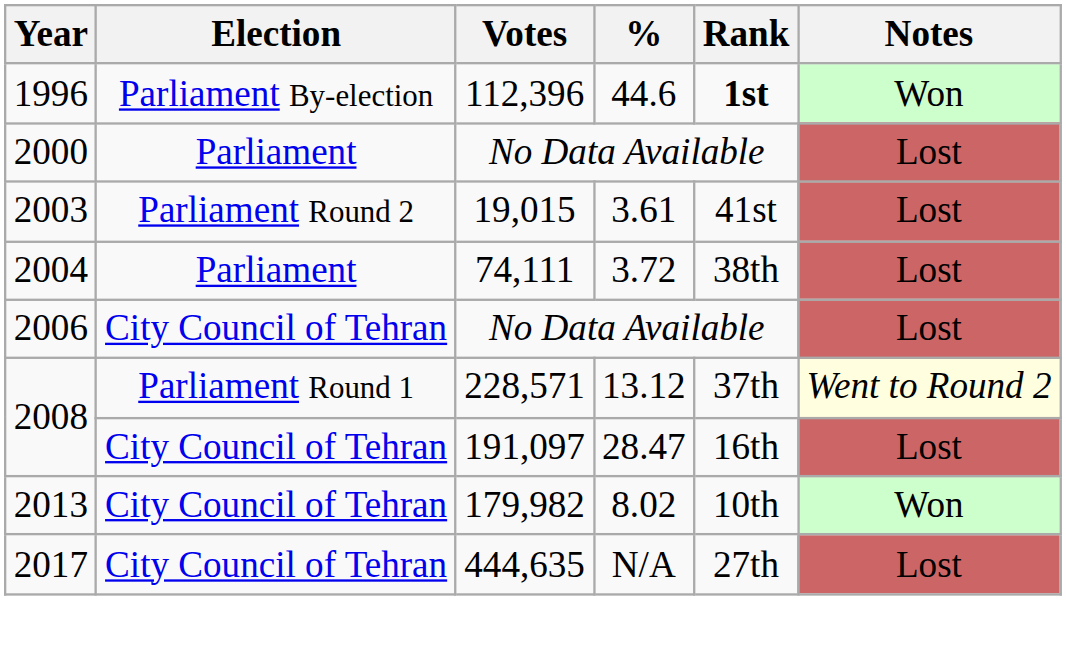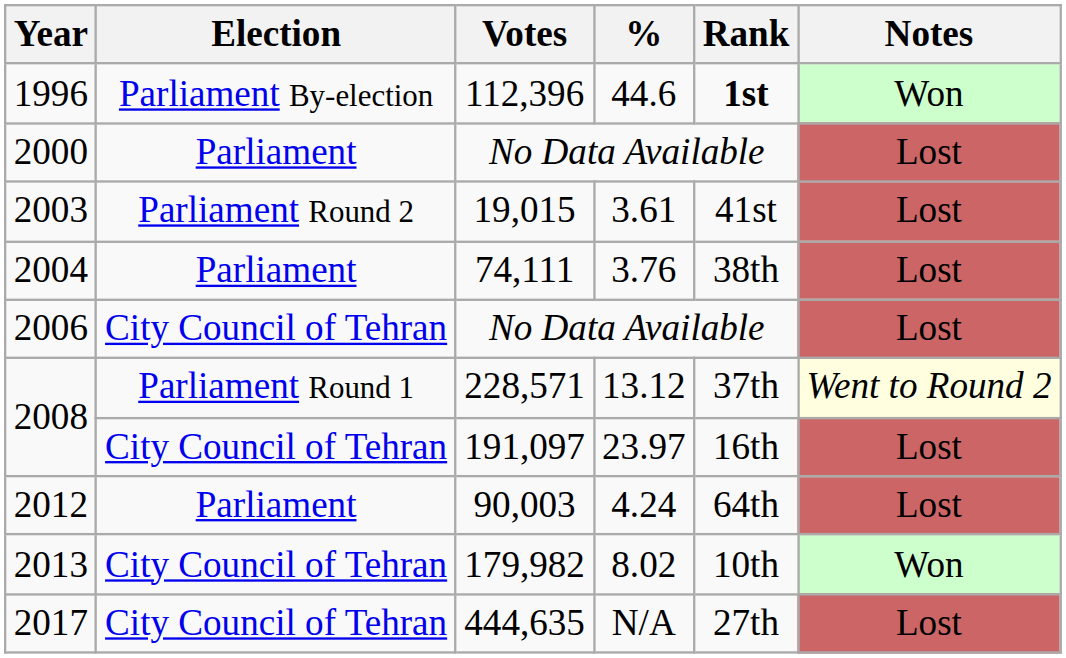(644, 269) 3.72 -> (644, 269) 3.76
(644, 446) 28.47 -> (644, 446) 23.97
+ row: (51, 504)
